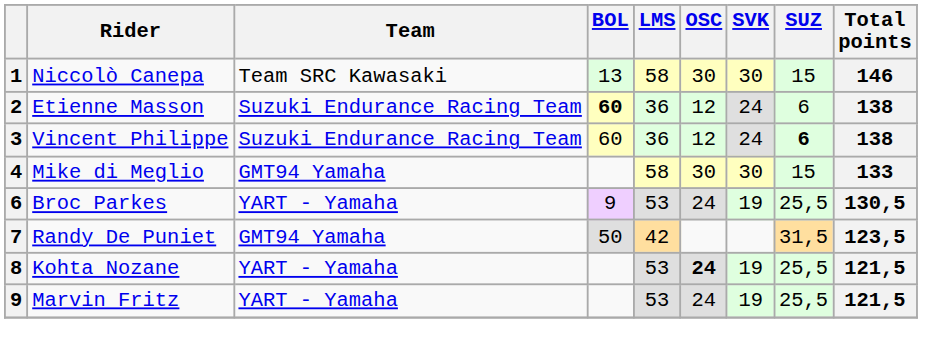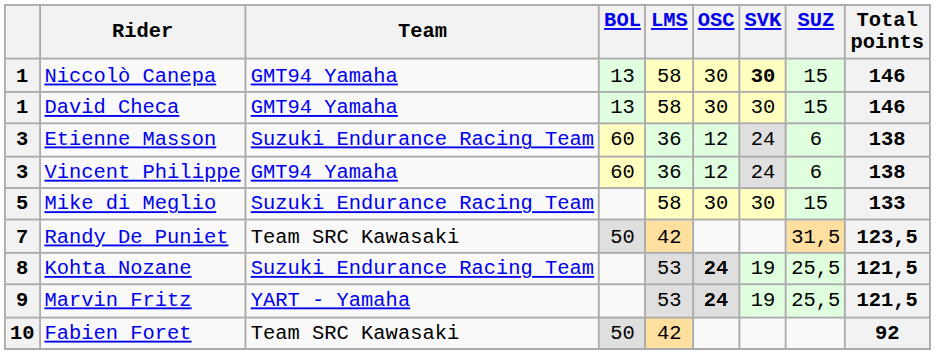(343, 75) Team SRC Kawasaki -> (324, 75) GMT94 Yamaha
(751, 75) normal -> (763, 75) bold
+ row: (112, 108)
(16, 108) 2 -> (22, 140) 3
(610, 108) bold -> (623, 140) normal
(410, 140) Suzuki Endurance Racing Team -> (324, 172) GMT94 Yamaha
(804, 140) bold -> (816, 172) normal
(16, 172) 4 -> (22, 204) 5
(312, 172) GMT94 Yamaha -> (422, 204) Suzuki Endurance Racing Team
- row: (100, 204)
(312, 236) GMT94 Yamaha -> (355, 236) Team SRC Kawasaki
(318, 269) YART - Yamaha -> (422, 269) Suzuki Endurance Racing Team
(704, 301) normal -> (716, 301) bold
+ row: (118, 333)
